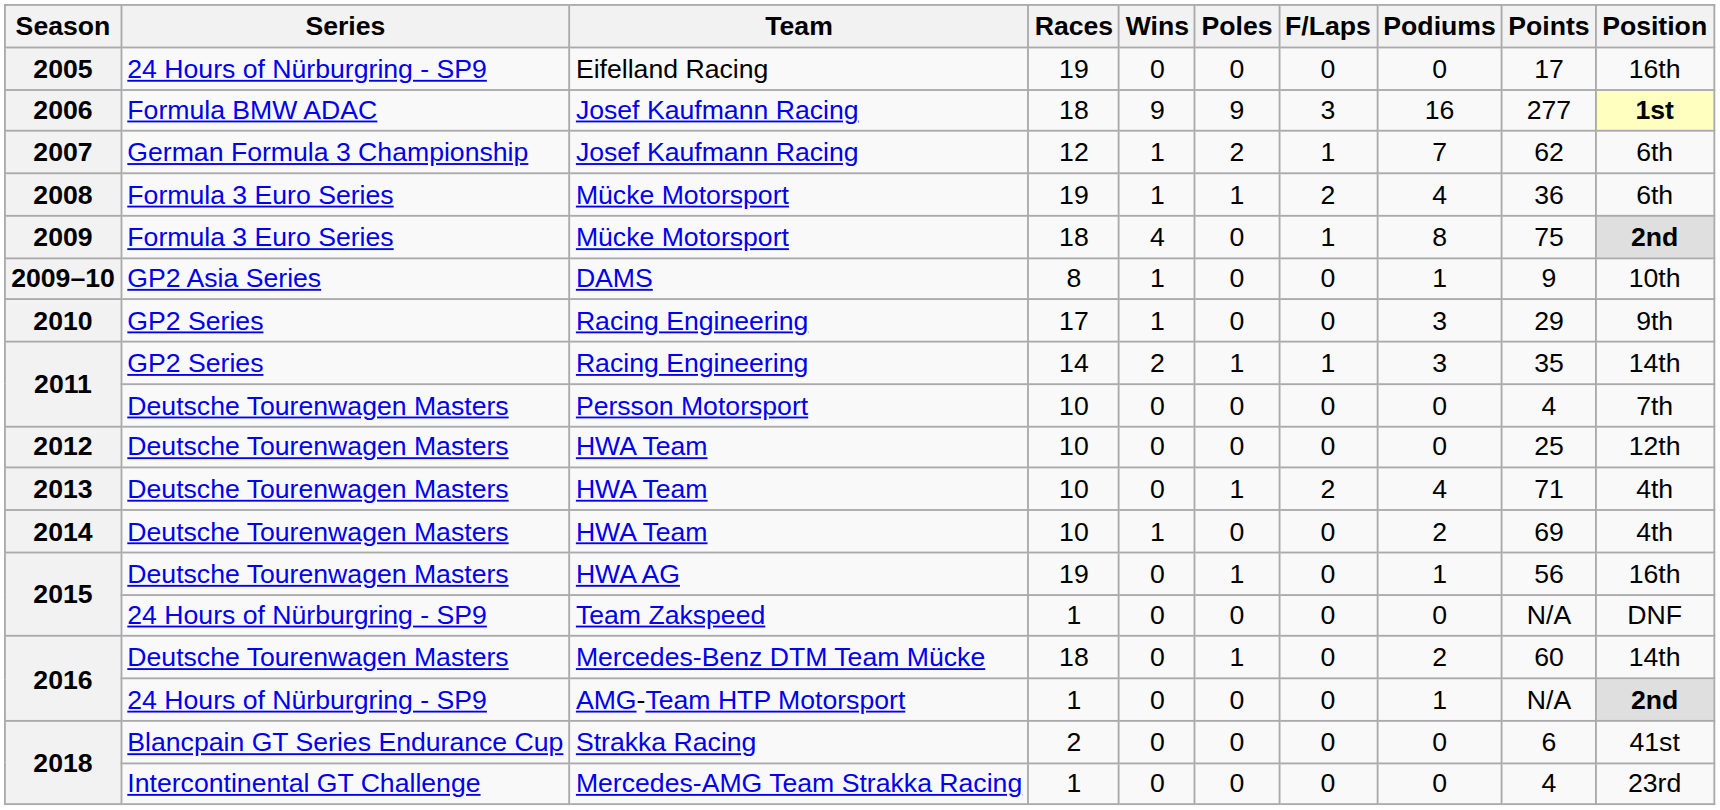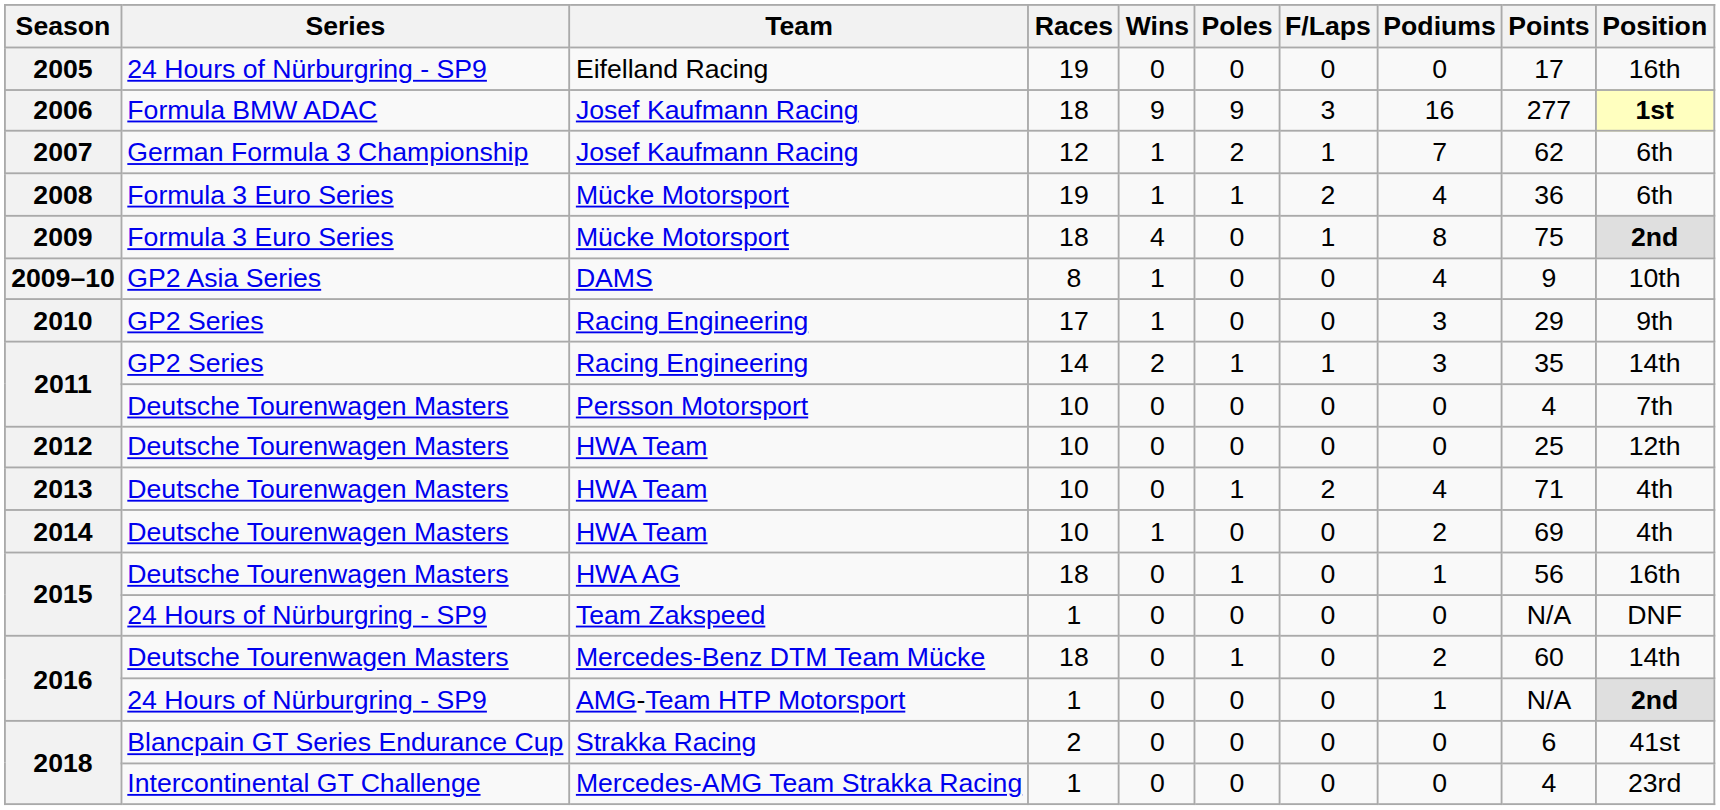(1440, 279) 1 -> (1440, 279) 4
(1074, 573) 19 -> (1074, 573) 18
